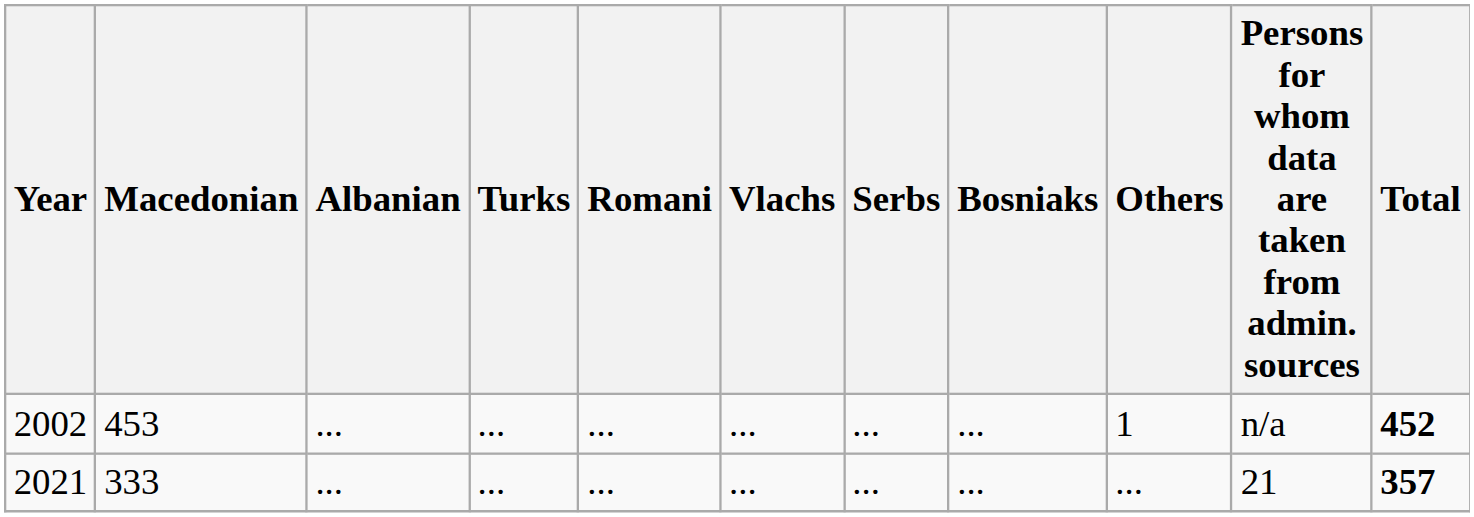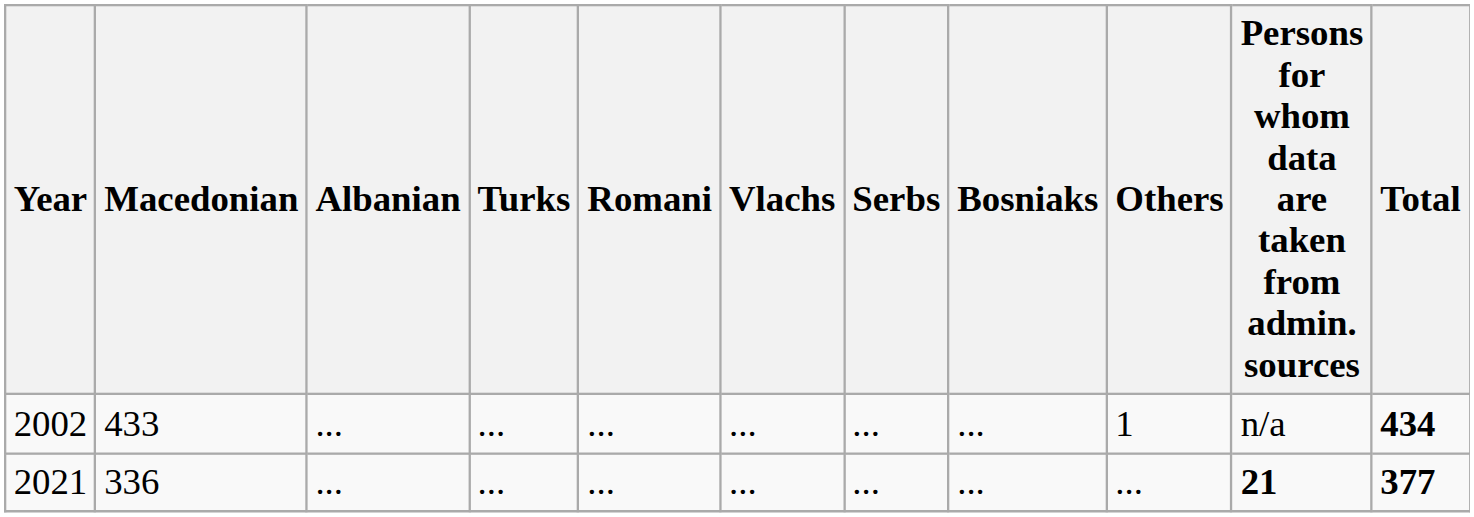(132, 423) 453 -> (132, 423) 433
(1408, 423) 452 -> (1408, 423) 434
(132, 481) 333 -> (132, 481) 336
(1259, 481) normal -> (1259, 481) bold
(1408, 481) 357 -> (1408, 481) 377
